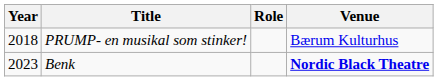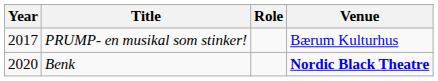(23, 40) 2018 -> (23, 40) 2017
(23, 64) 2023 -> (23, 64) 2020
